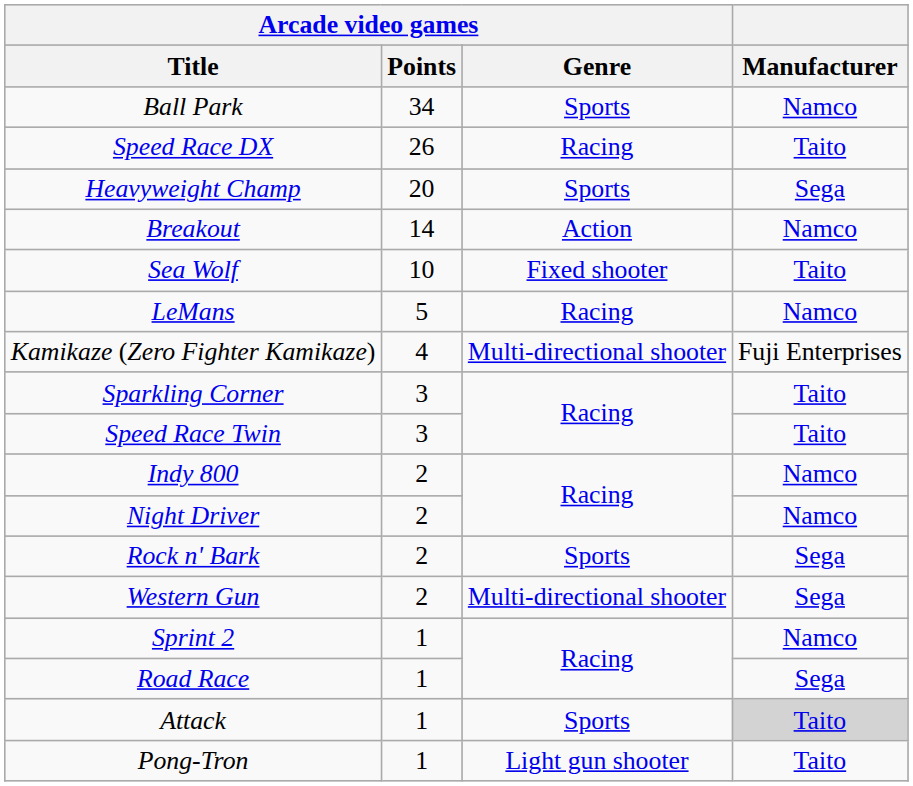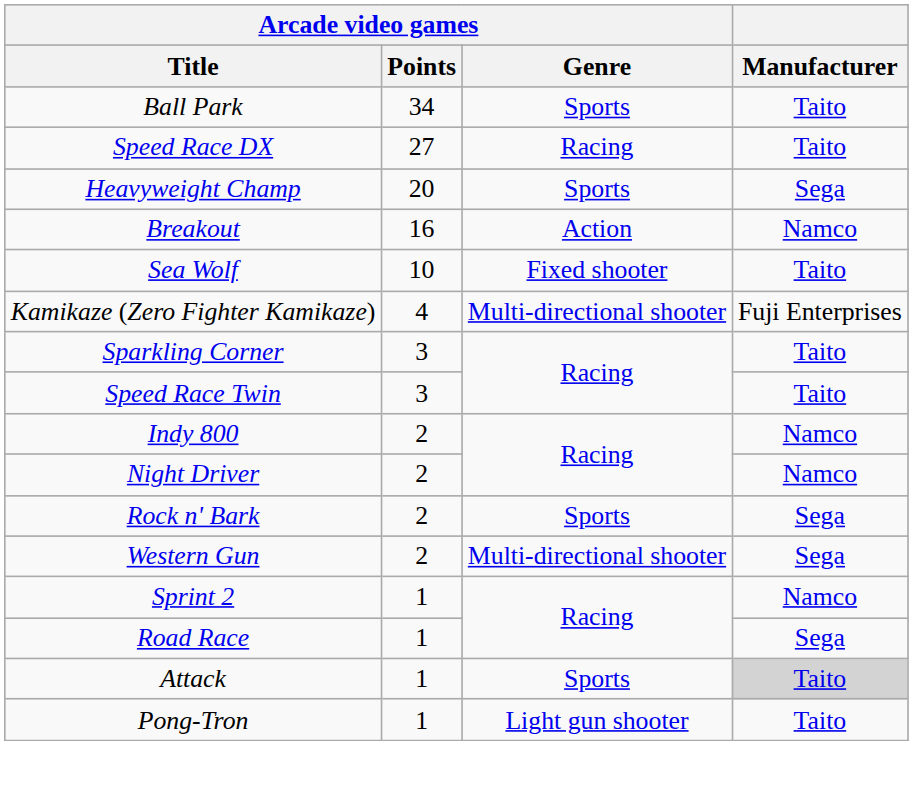(820, 106) Namco -> (820, 106) Taito
(422, 147) 26 -> (422, 147) 27
(422, 229) 14 -> (422, 229) 16
- row: (193, 310)
